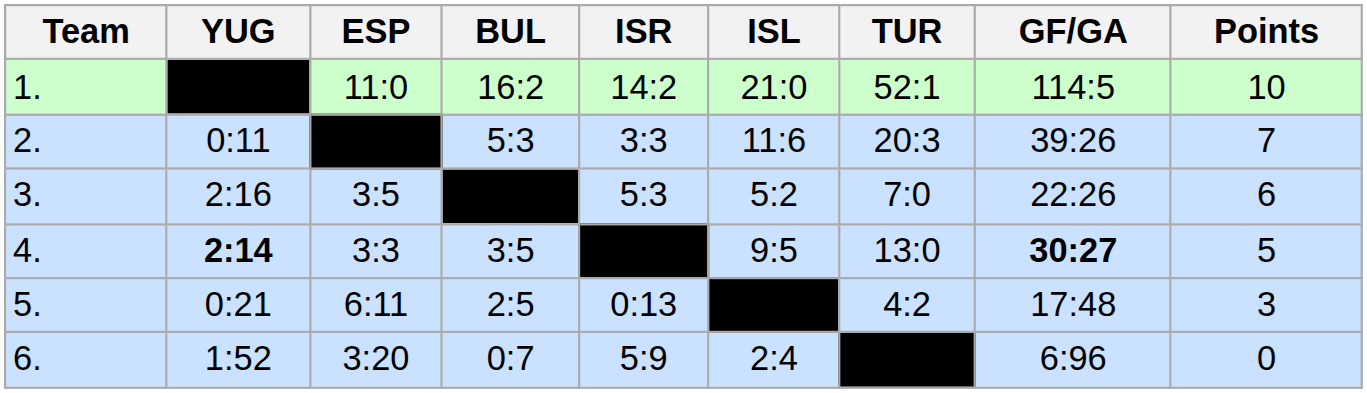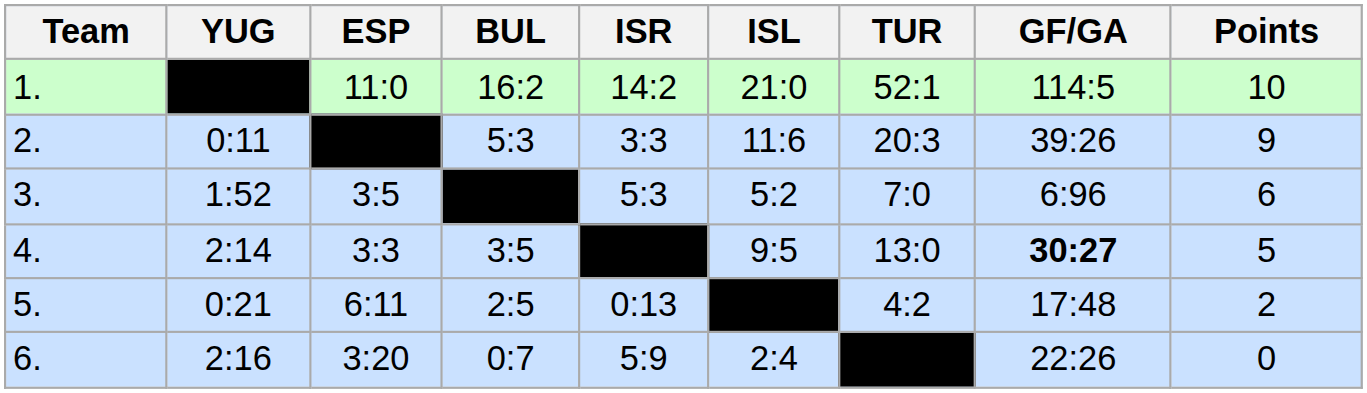(1267, 140) 7 -> (1267, 140) 9
(238, 195) 2:16 -> (238, 195) 1:52
(1073, 195) 22:26 -> (1073, 195) 6:96
(238, 250) bold -> (238, 250) normal
(1267, 304) 3 -> (1267, 304) 2
(238, 359) 1:52 -> (238, 359) 2:16
(1073, 359) 6:96 -> (1073, 359) 22:26
